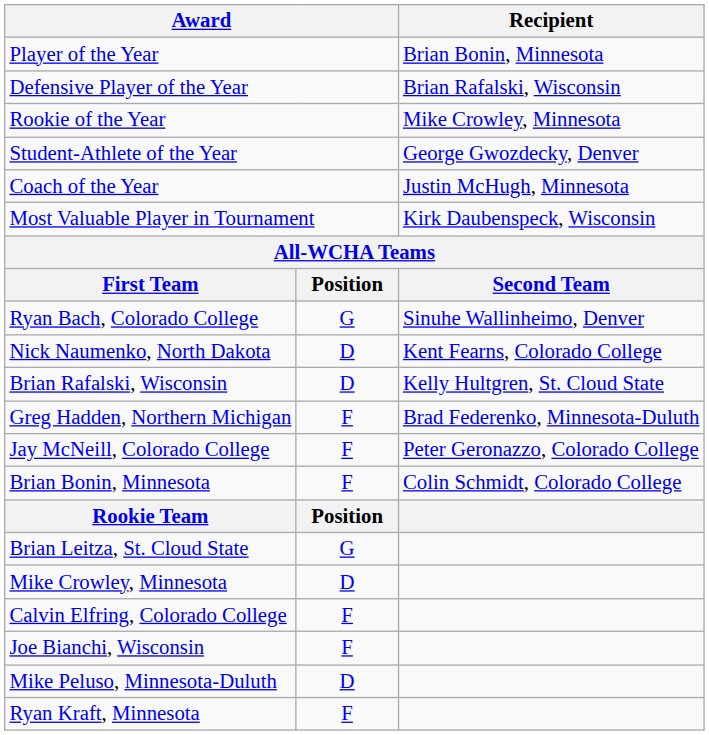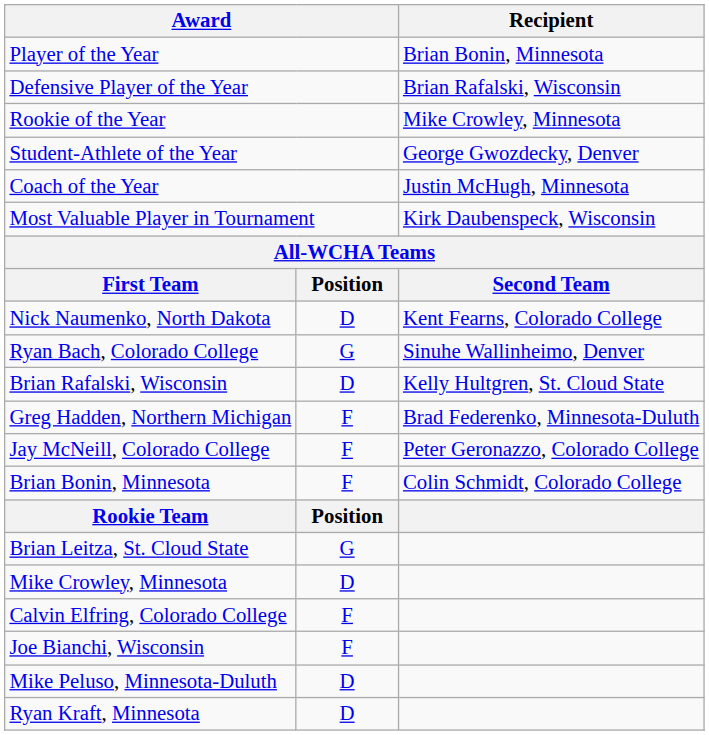rows swapped: (134, 317) <-> (140, 350)
(347, 713) F -> (347, 713) D
